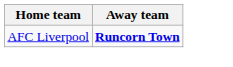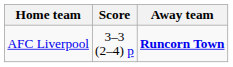+ column: (114, 15)
